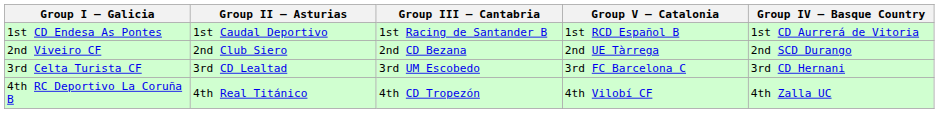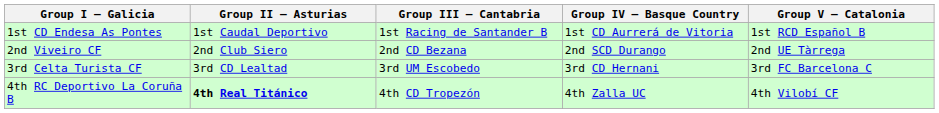columns swapped: (841, 14) <-> (655, 14)
(250, 93) normal -> (250, 93) bold
